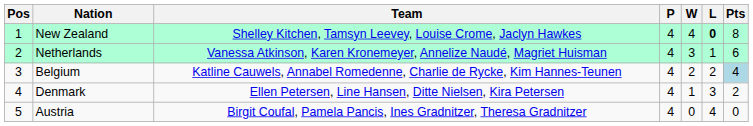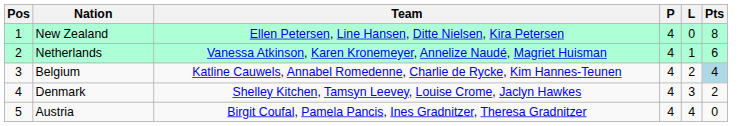- column: (692, 14)
(407, 33) Shelley Kitchen, Tamsyn Leevey, Louise Crome, Jaclyn Hawkes -> (407, 33) Ellen Petersen, Line Hansen, Ditte Nielsen, Kira Petersen
(713, 33) bold -> (692, 33) normal
(407, 92) Ellen Petersen, Line Hansen, Ditte Nielsen, Kira Petersen -> (407, 92) Shelley Kitchen, Tamsyn Leevey, Louise Crome, Jaclyn Hawkes
